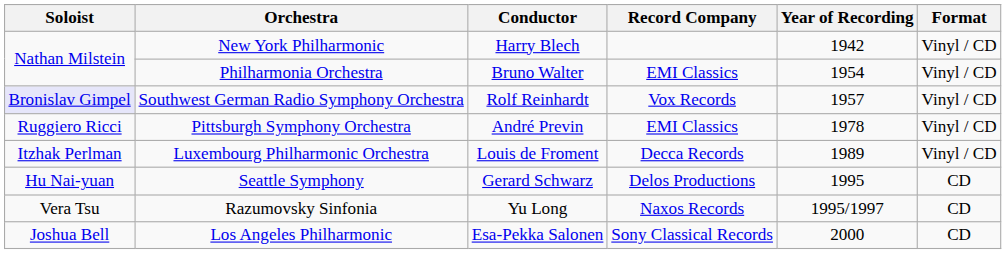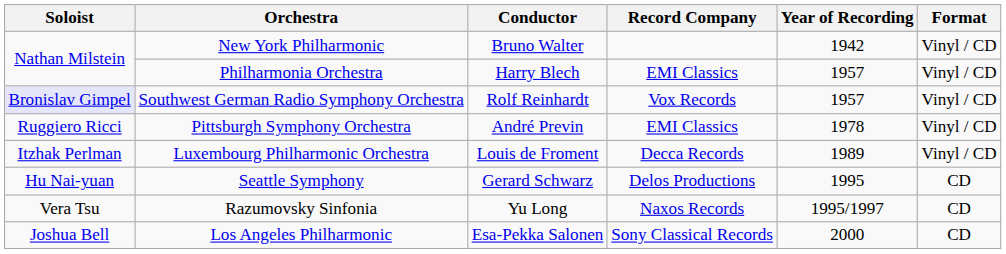(538, 45) Harry Blech -> (538, 45) Bruno Walter
(538, 72) Bruno Walter -> (538, 72) Harry Blech
(847, 72) 1954 -> (847, 72) 1957
